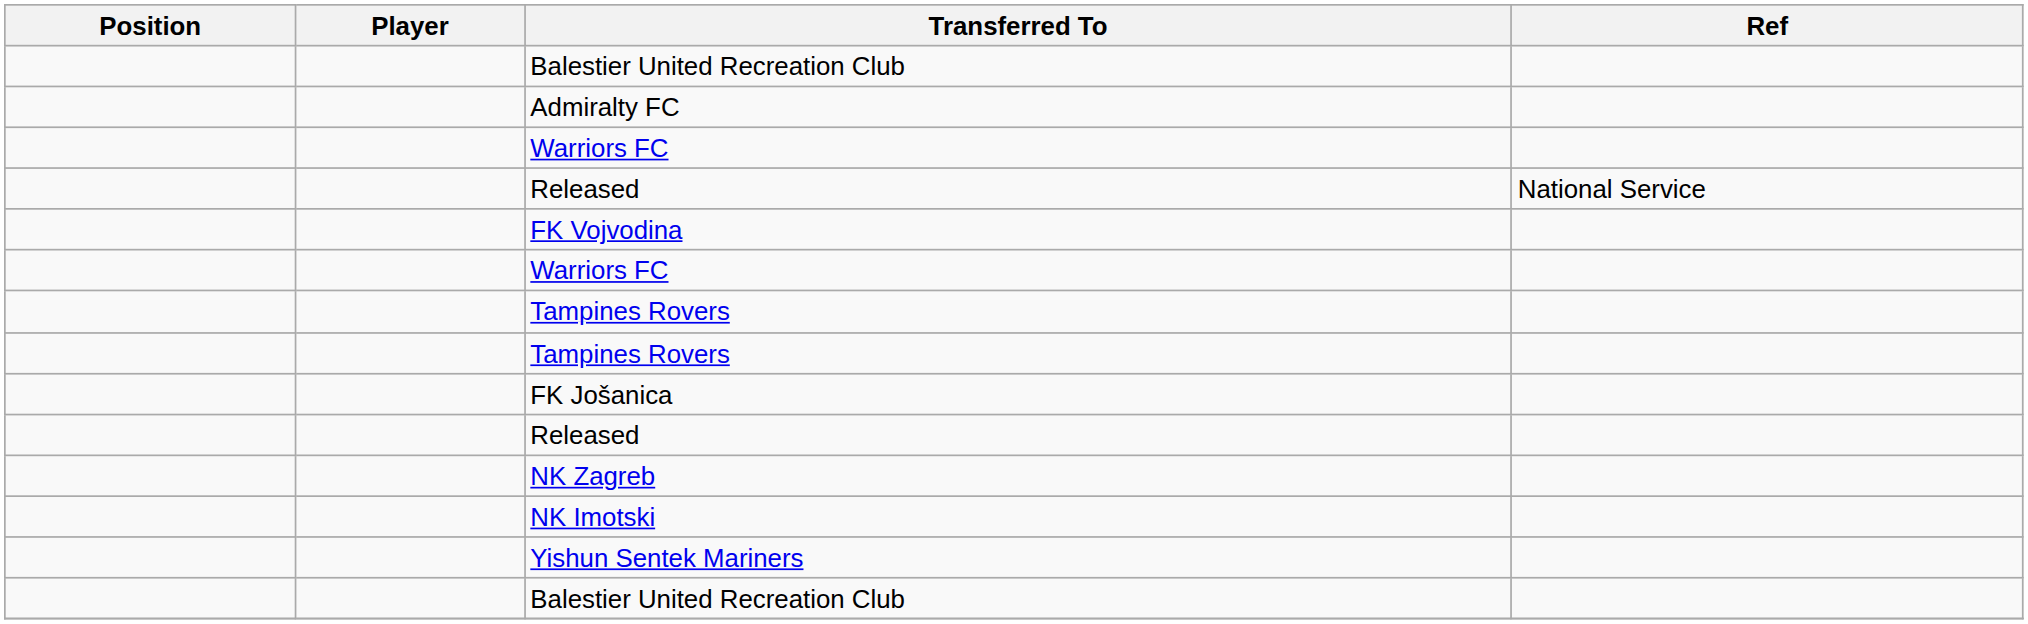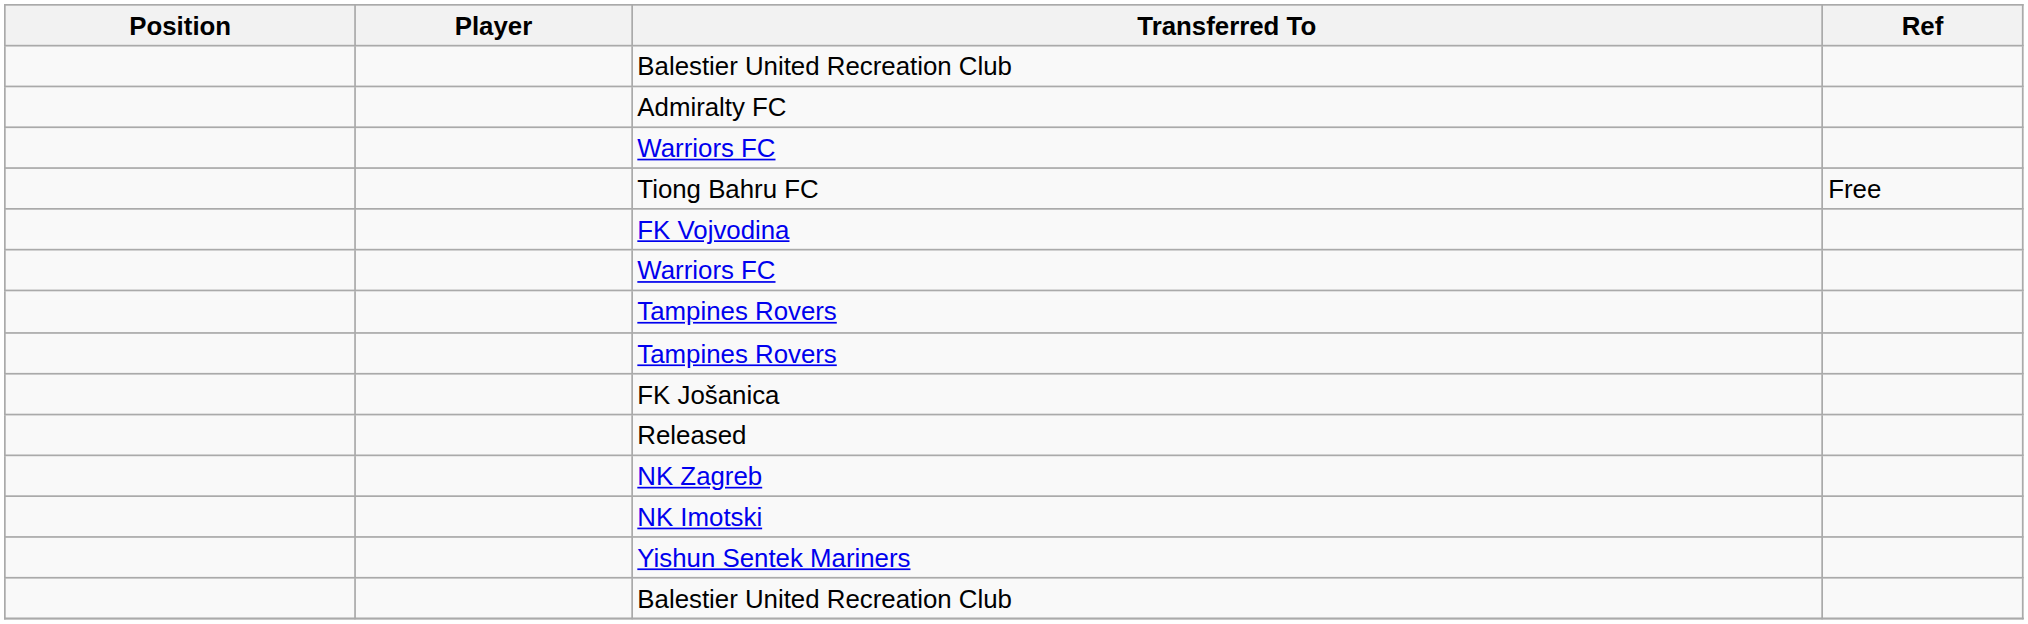- row: (585, 189)
+ row: (728, 189)
